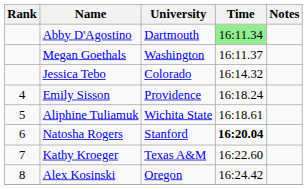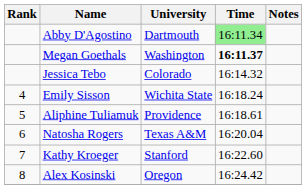(241, 54) normal -> (240, 54) bold
(173, 94) Providence -> (178, 94) Wichita State
(178, 114) Wichita State -> (173, 114) Providence
(166, 134) Stanford -> (175, 134) Texas A&M
(241, 134) bold -> (240, 134) normal
(175, 154) Texas A&M -> (166, 154) Stanford
